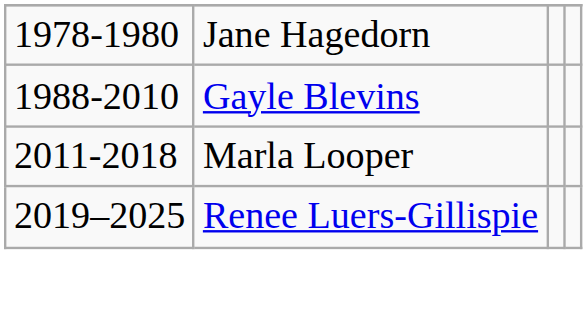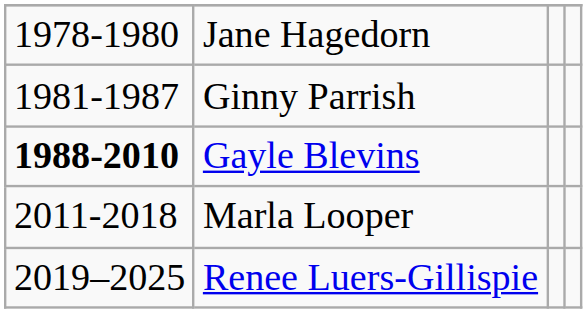+ row: (309, 95)
(96, 95) normal -> (96, 155) bold
